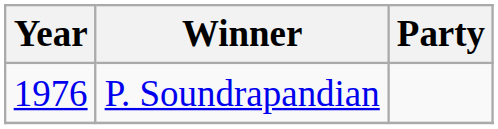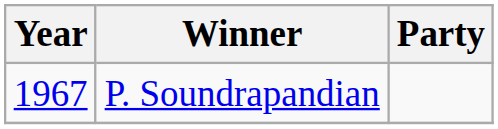(51, 92) 1976 -> (51, 92) 1967
